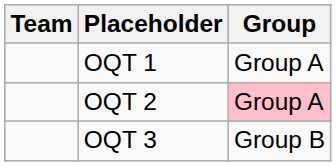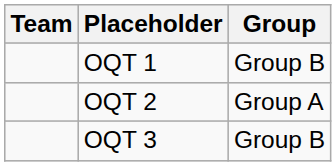(279, 62) Group A -> (279, 62) Group B
(279, 101) pink background -> (279, 101) no background
